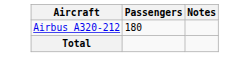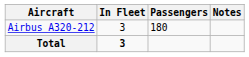+ column: (122, 12)
